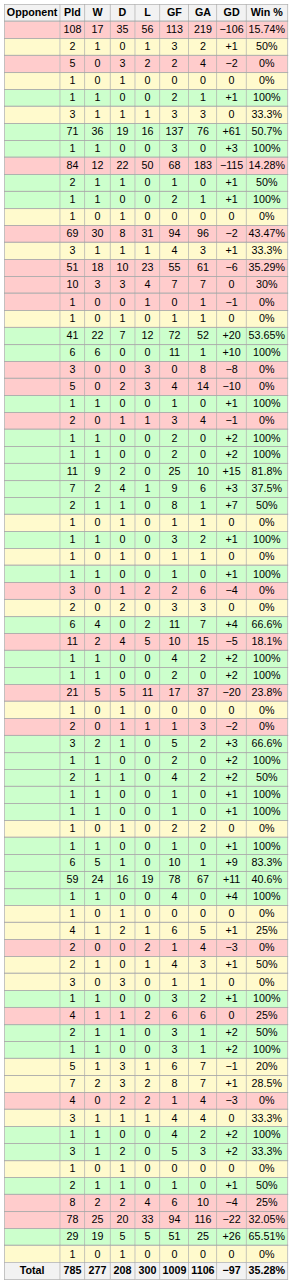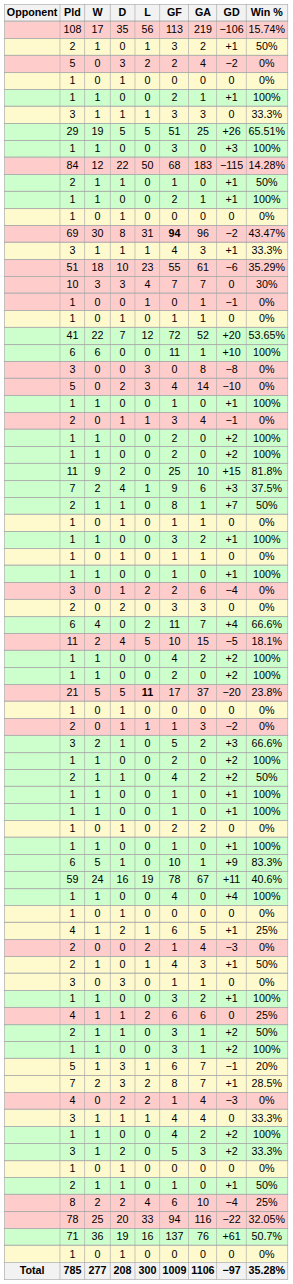rows swapped: (72, 132) <-> (72, 1237)
(174, 234) normal -> (174, 234) bold
(148, 693) normal -> (148, 693) bold
